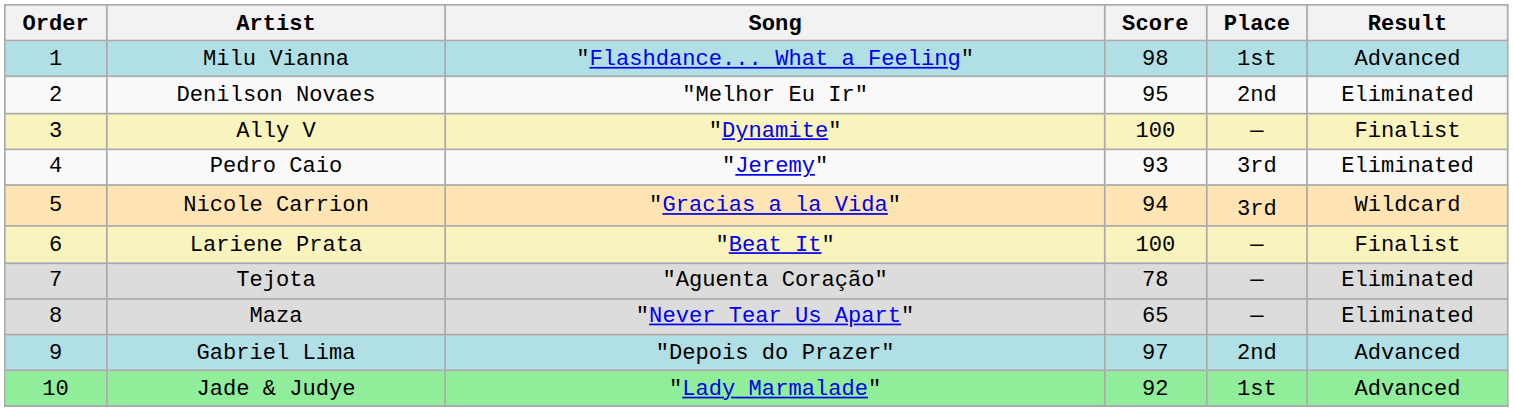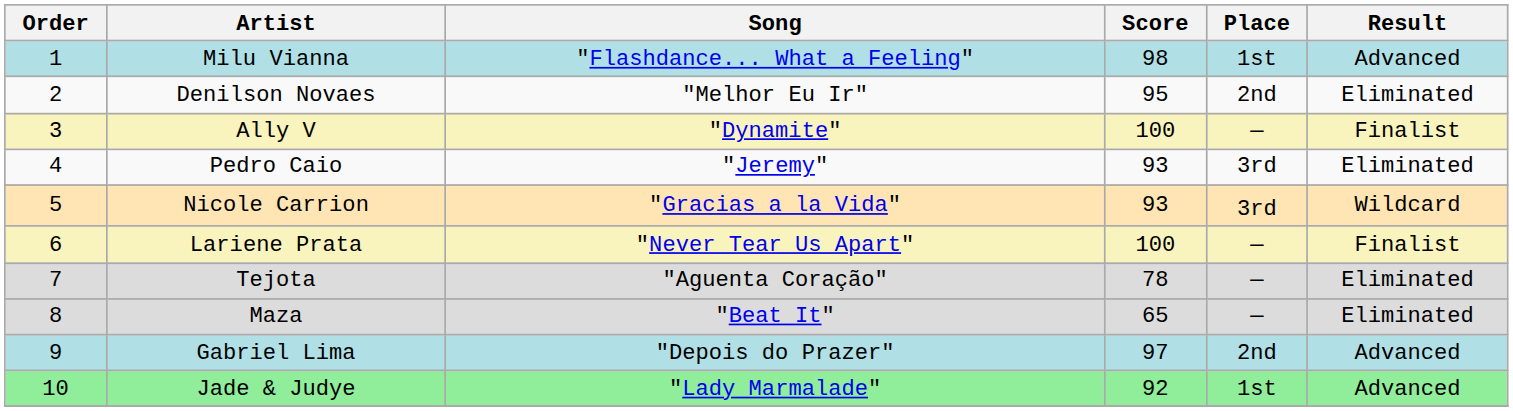(1155, 206) 94 -> (1155, 206) 93
(775, 245) "Beat It" -> (775, 245) "Never Tear Us Apart"
(775, 317) "Never Tear Us Apart" -> (775, 317) "Beat It"
